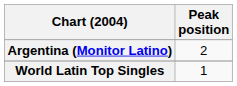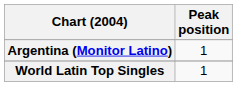(204, 50) 2 -> (204, 50) 1
